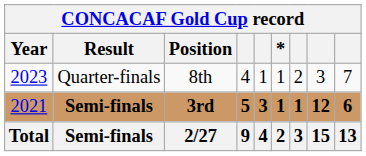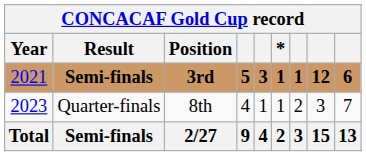rows swapped: (109, 106) <-> (109, 77)
